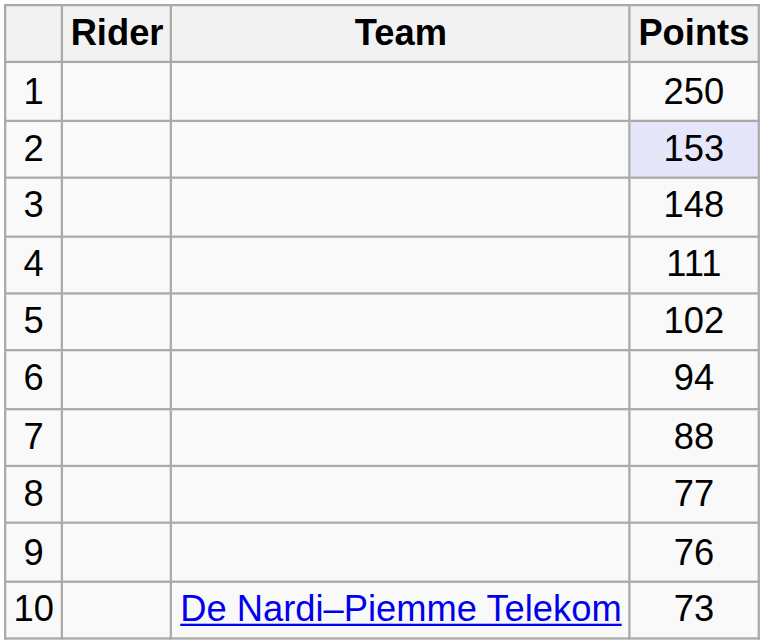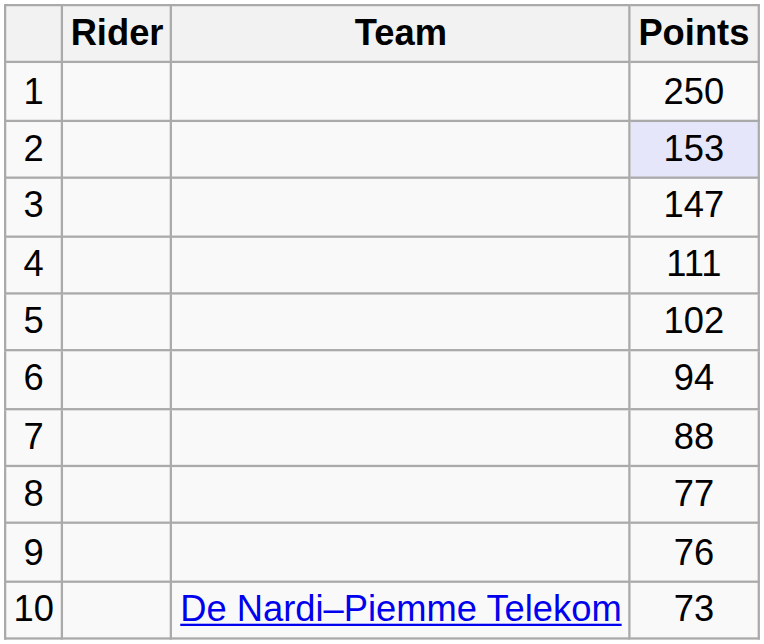(694, 206) 148 -> (694, 206) 147
